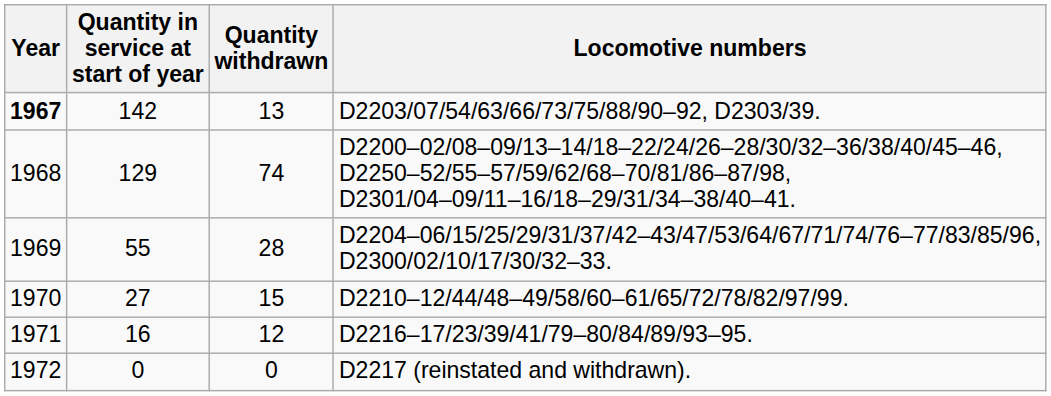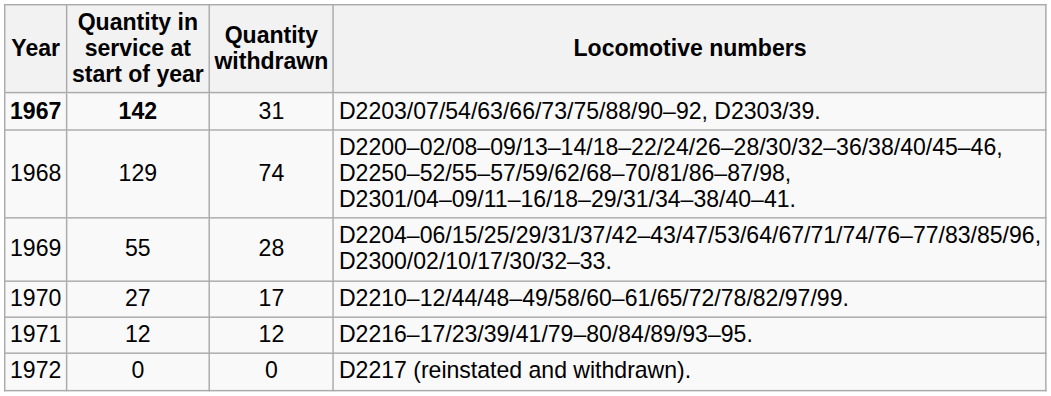(138, 111) normal -> (138, 111) bold
(271, 111) 13 -> (271, 111) 31
(271, 298) 15 -> (271, 298) 17
(138, 335) 16 -> (138, 335) 12
